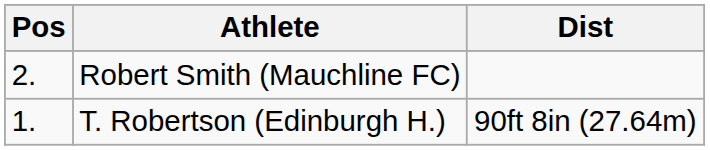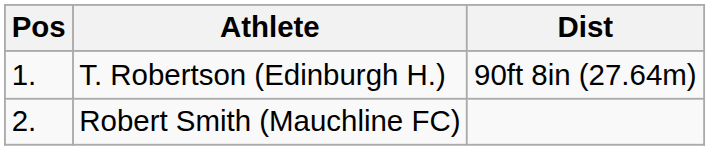rows swapped: (263, 121) <-> (270, 74)
